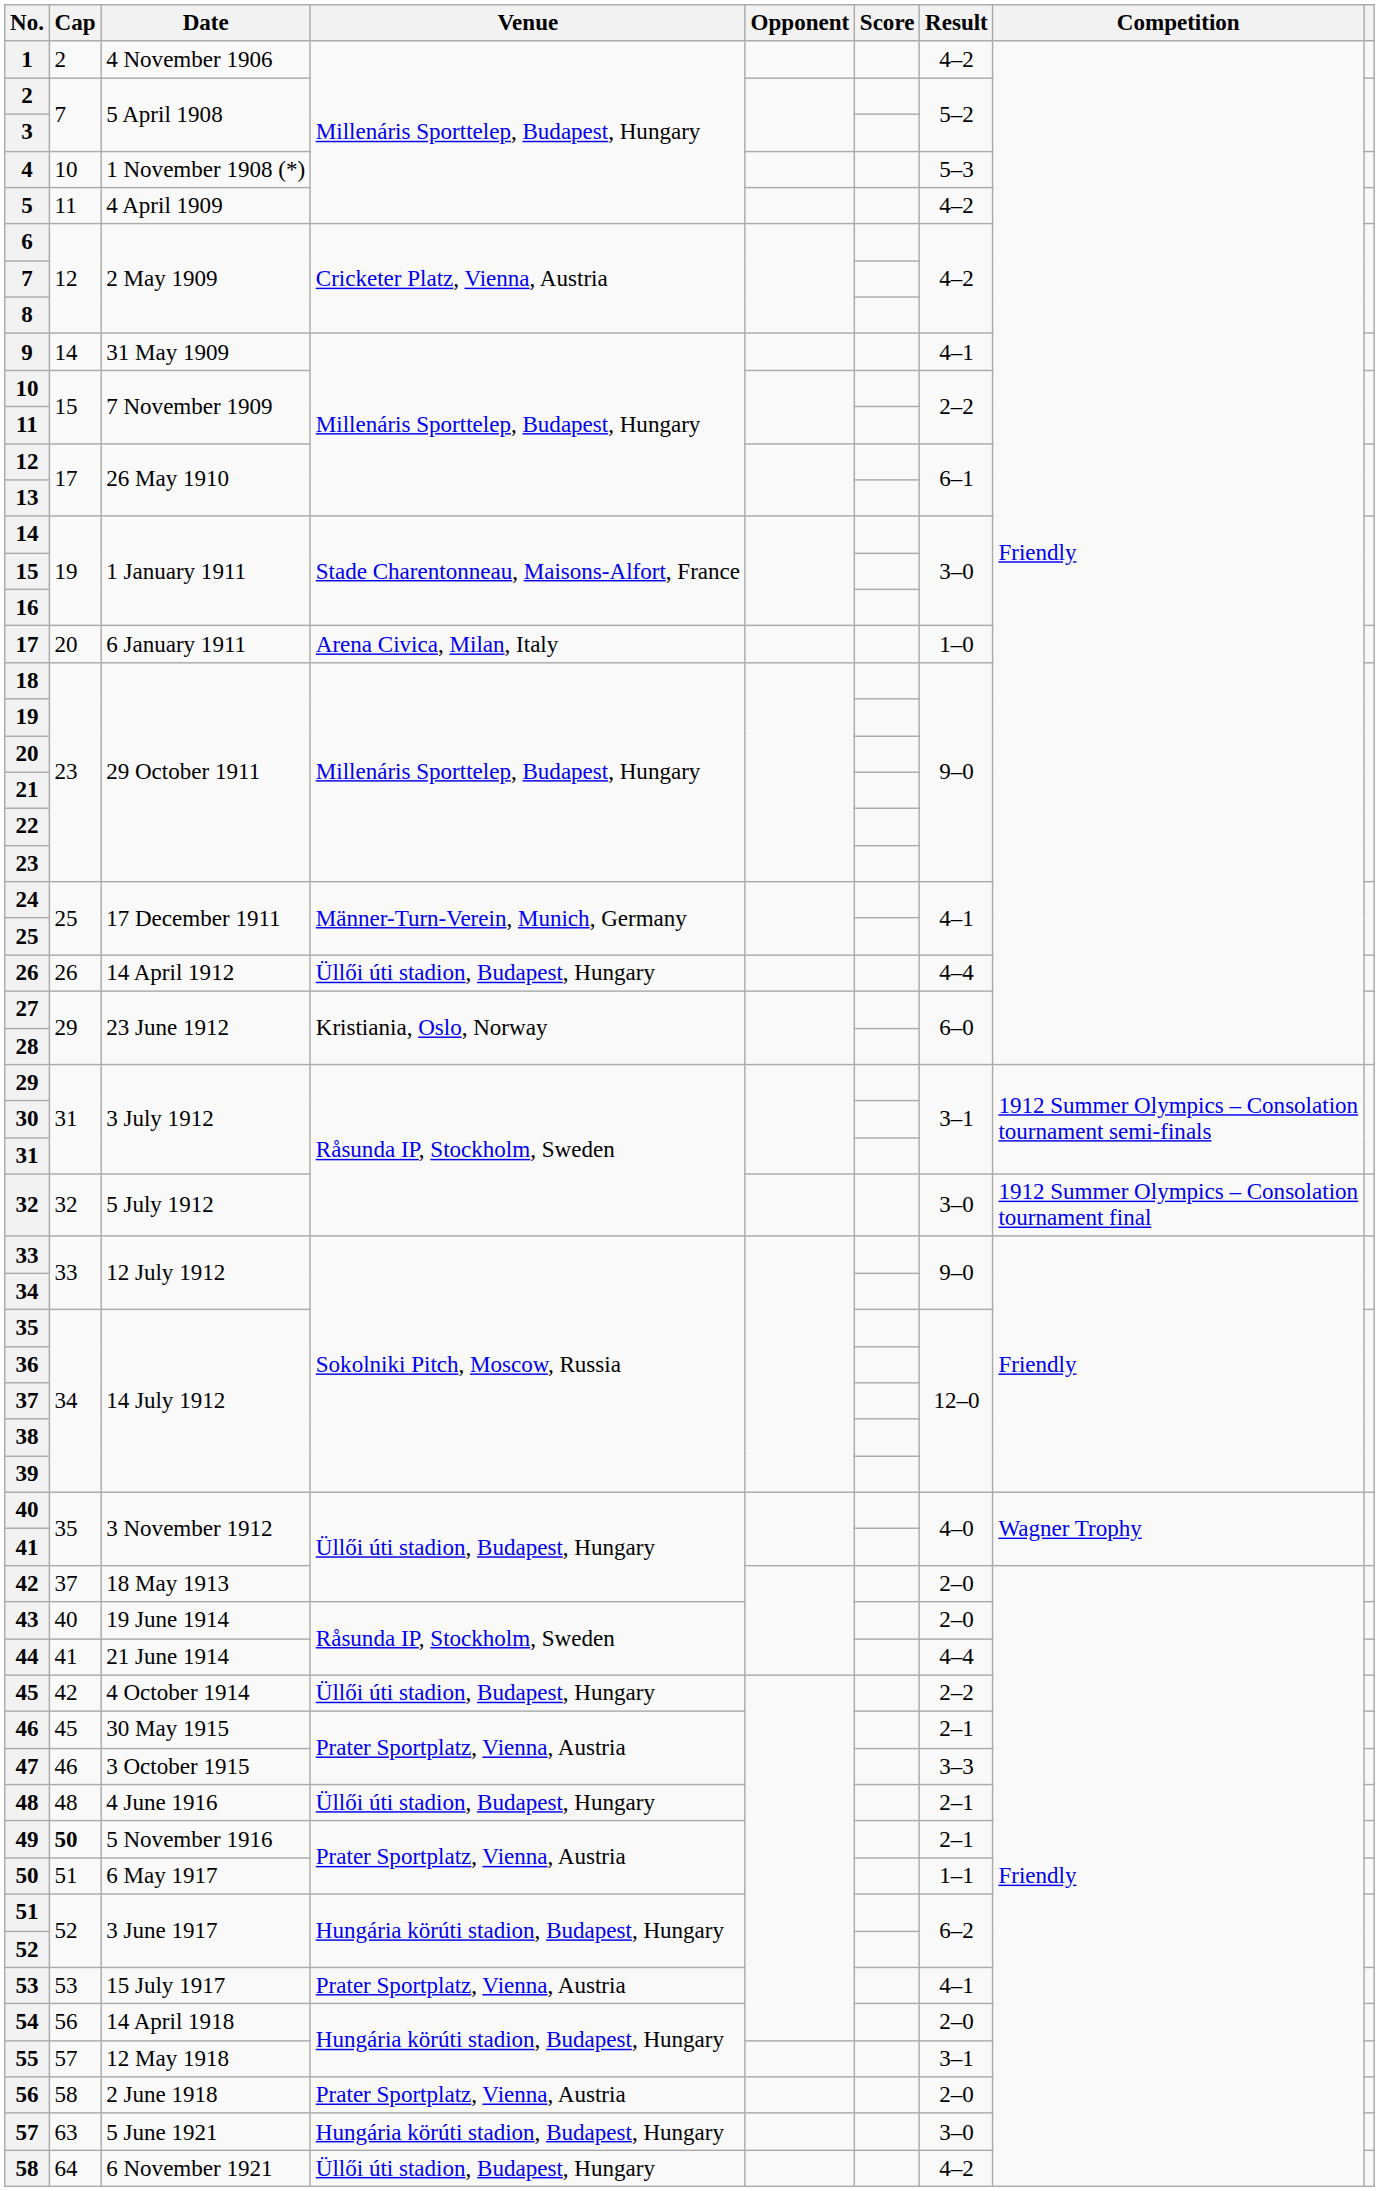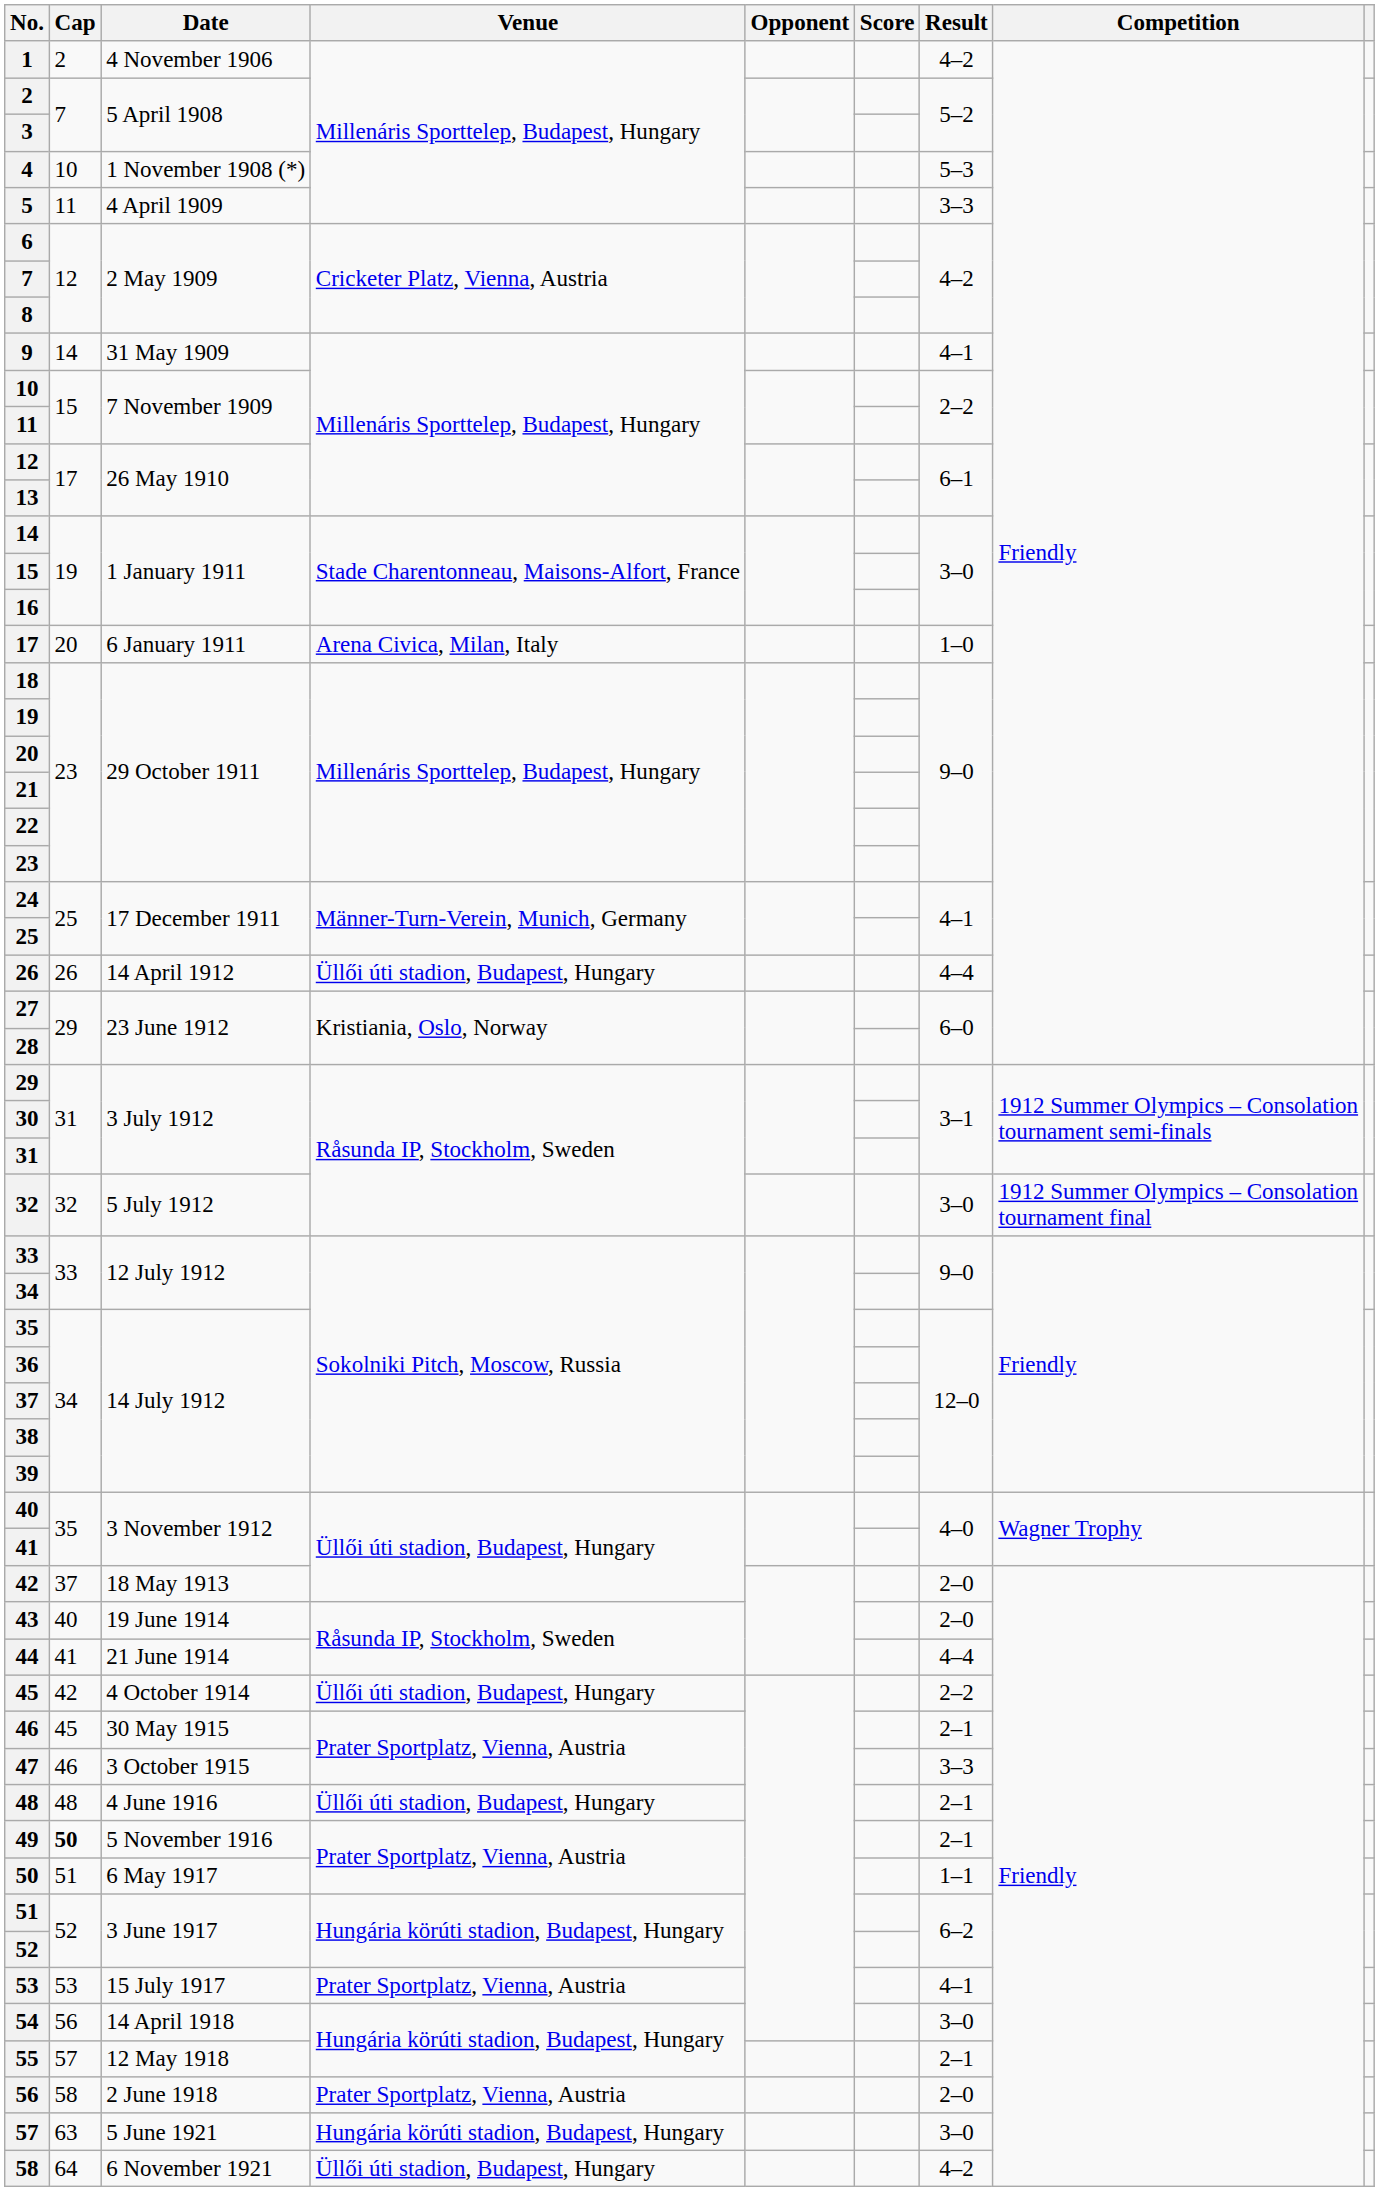(956, 205) 4–2 -> (956, 205) 3–3
(956, 2021) 2–0 -> (956, 2021) 3–0
(956, 2058) 3–1 -> (956, 2058) 2–1
